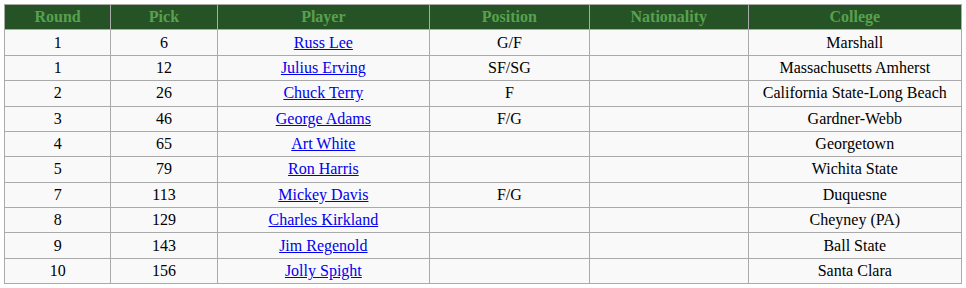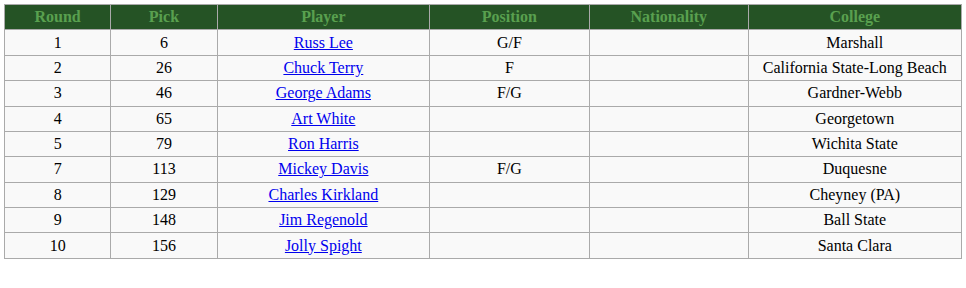- row: (323, 67)
(164, 245) 143 -> (164, 220) 148
